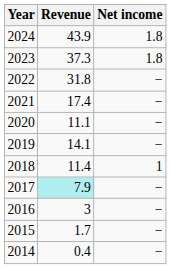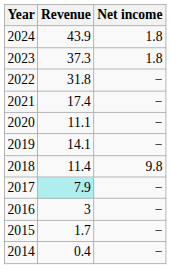(159, 166) 1 -> (154, 166) 9.8
